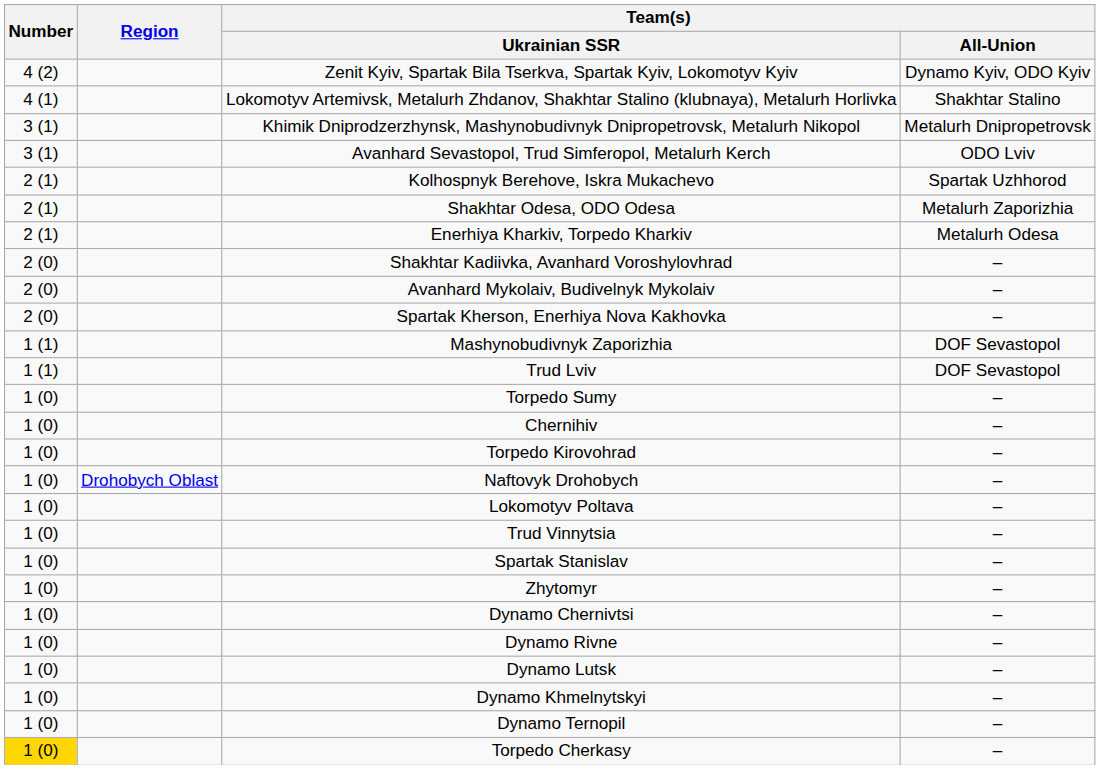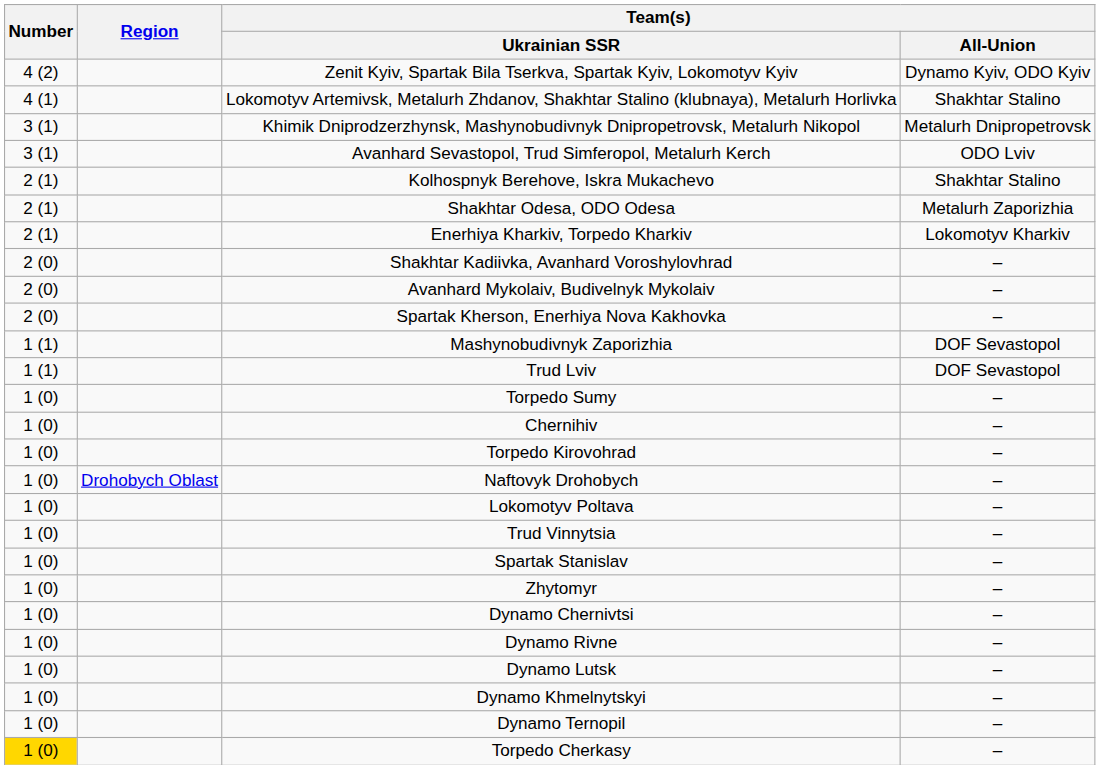(998, 180) Spartak Uzhhorod -> (998, 180) Shakhtar Stalino
(998, 235) Metalurh Odesa -> (998, 235) Lokomotyv Kharkiv
